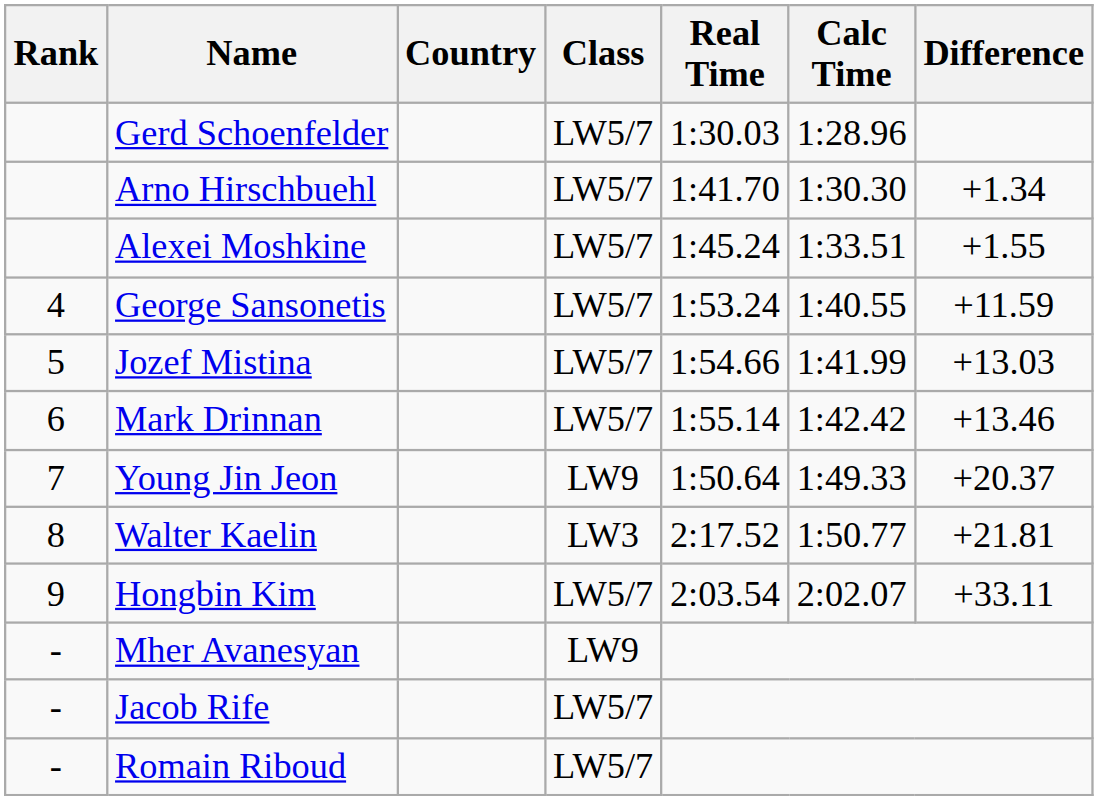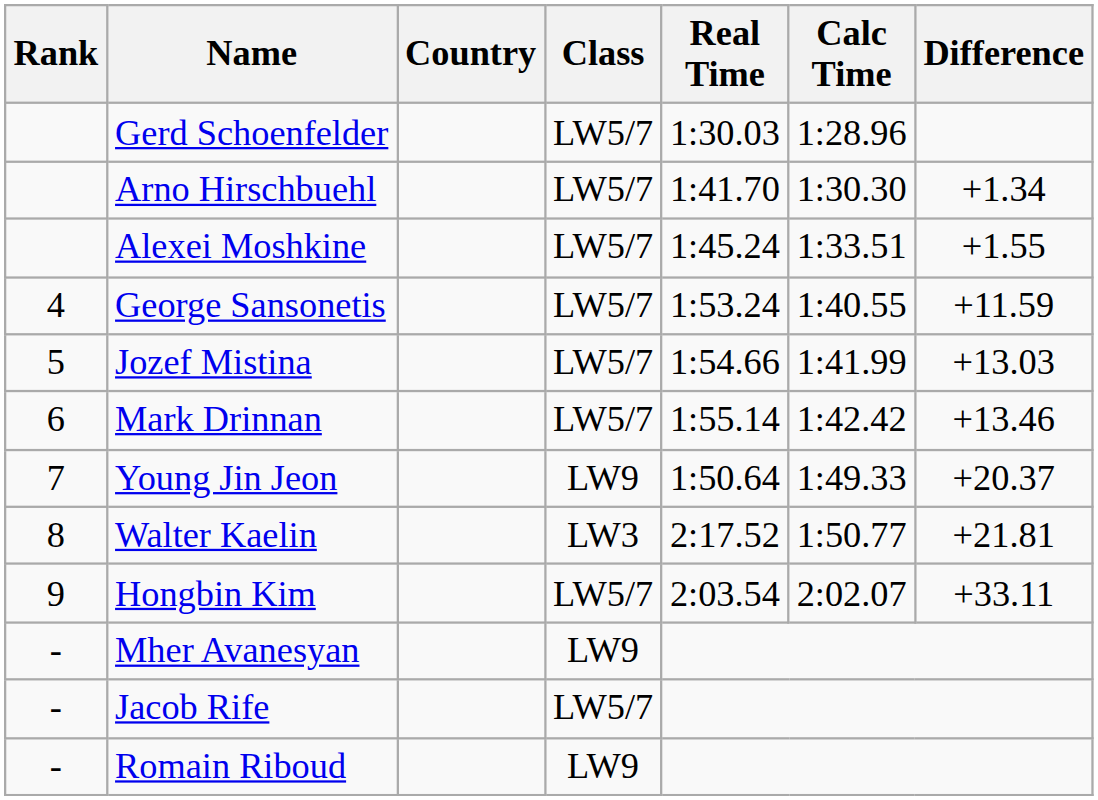(603, 765) LW5/7 -> (603, 765) LW9
